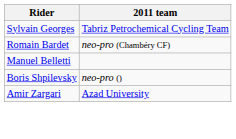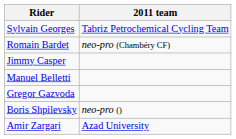+ row: (36, 61)
+ row: (41, 93)
